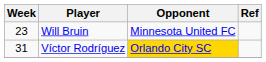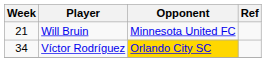(21, 31) 23 -> (21, 31) 21
(21, 48) 31 -> (21, 48) 34
